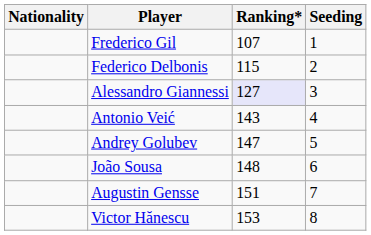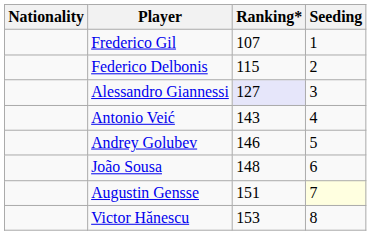(248, 142) 147 -> (248, 142) 146
(313, 192) no background -> (313, 192) lightyellow background
